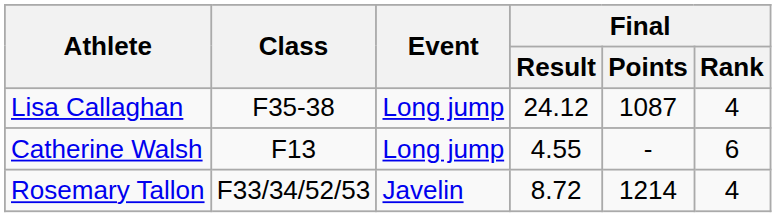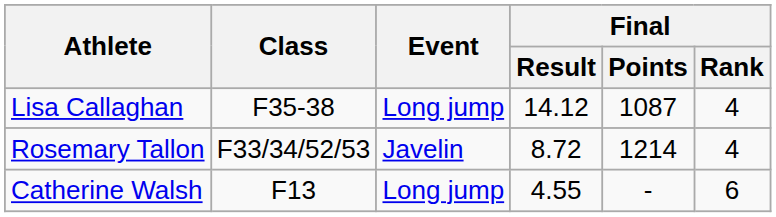(556, 108) 24.12 -> (556, 108) 14.12
rows swapped: (108, 191) <-> (107, 149)
